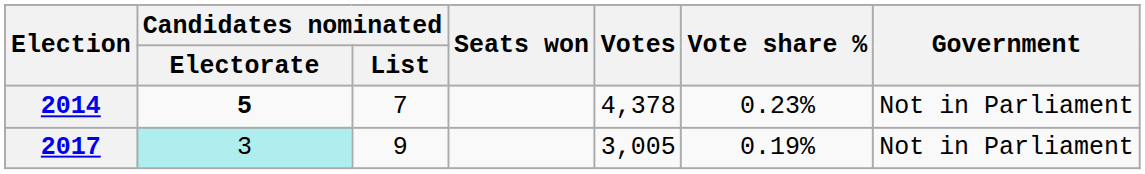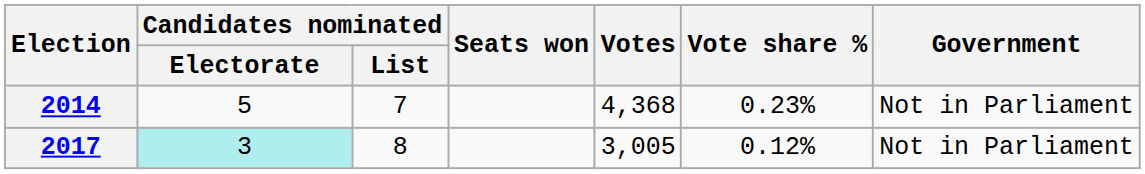(245, 107) bold -> (245, 107) normal
(638, 107) 4,378 -> (638, 107) 4,368
(400, 147) 9 -> (400, 147) 8
(777, 147) 0.19% -> (777, 147) 0.12%
